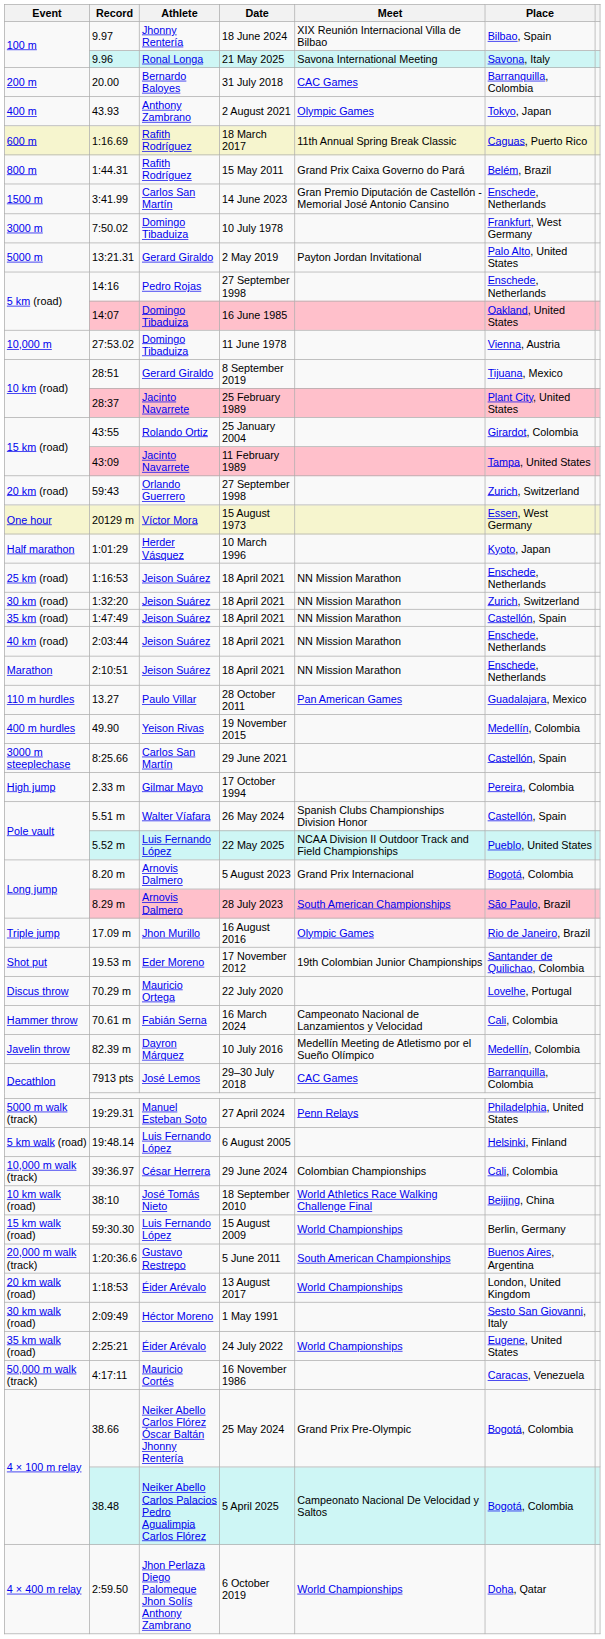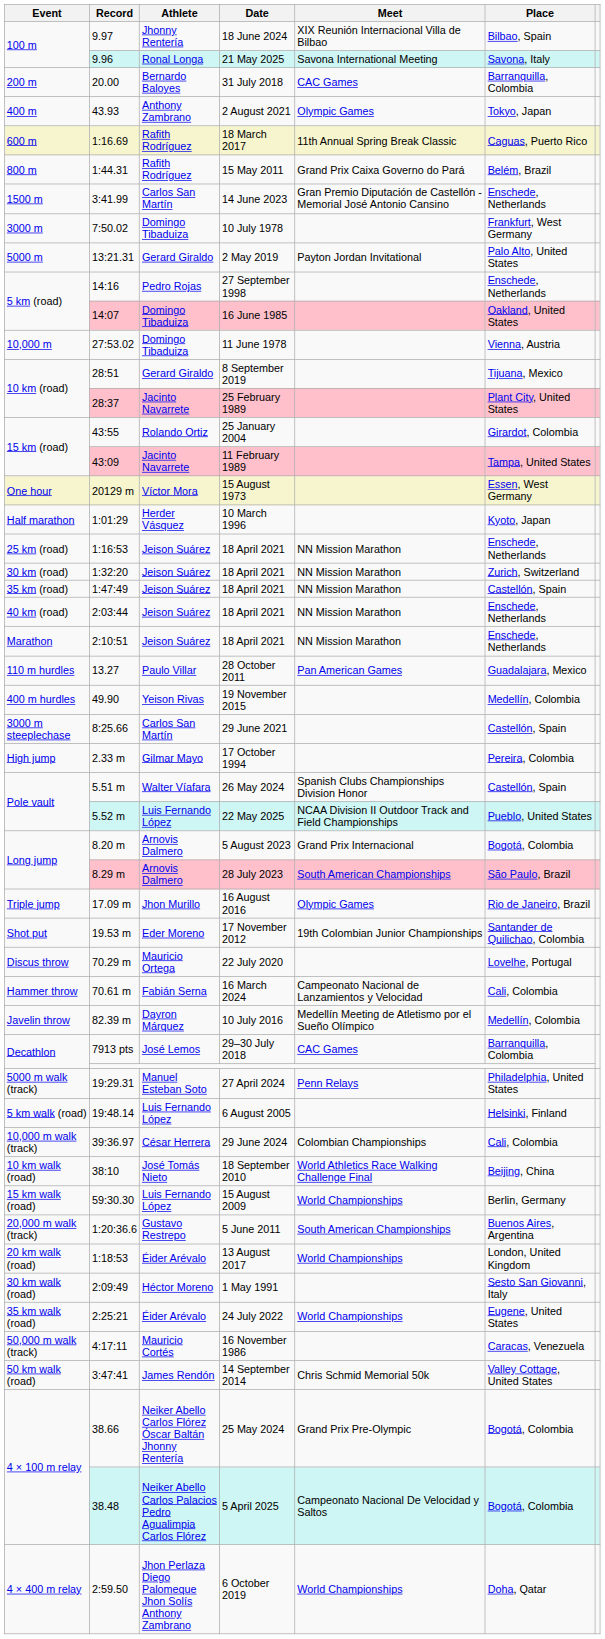- row: (105, 491)
+ row: (110, 1375)
